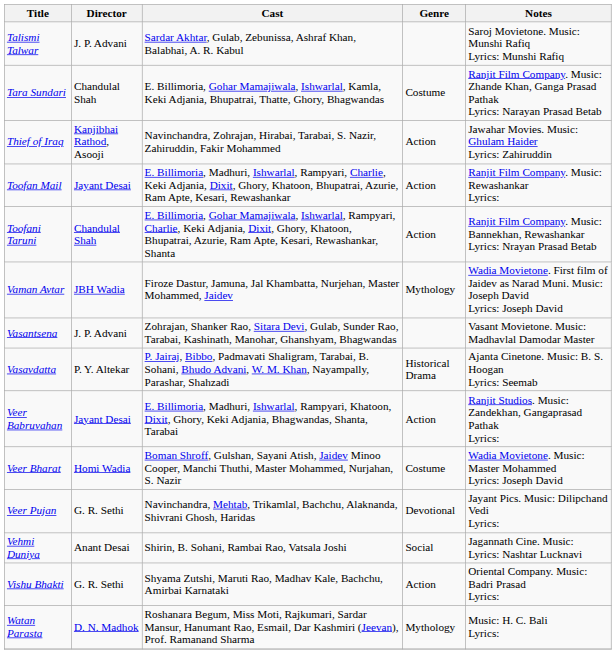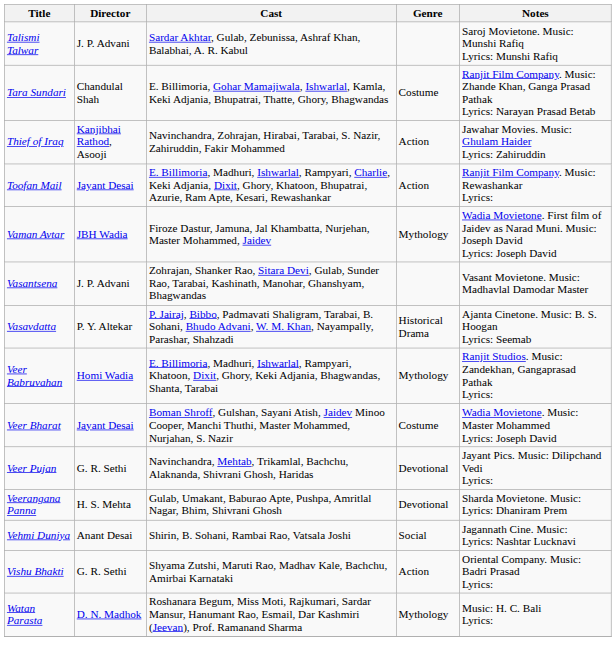- row: (24, 234)
(102, 418) Jayant Desai -> (105, 375) Homi Wadia
(421, 418) Action -> (423, 375) Mythology
(102, 468) Homi Wadia -> (105, 425) Jayant Desai
+ row: (34, 504)
